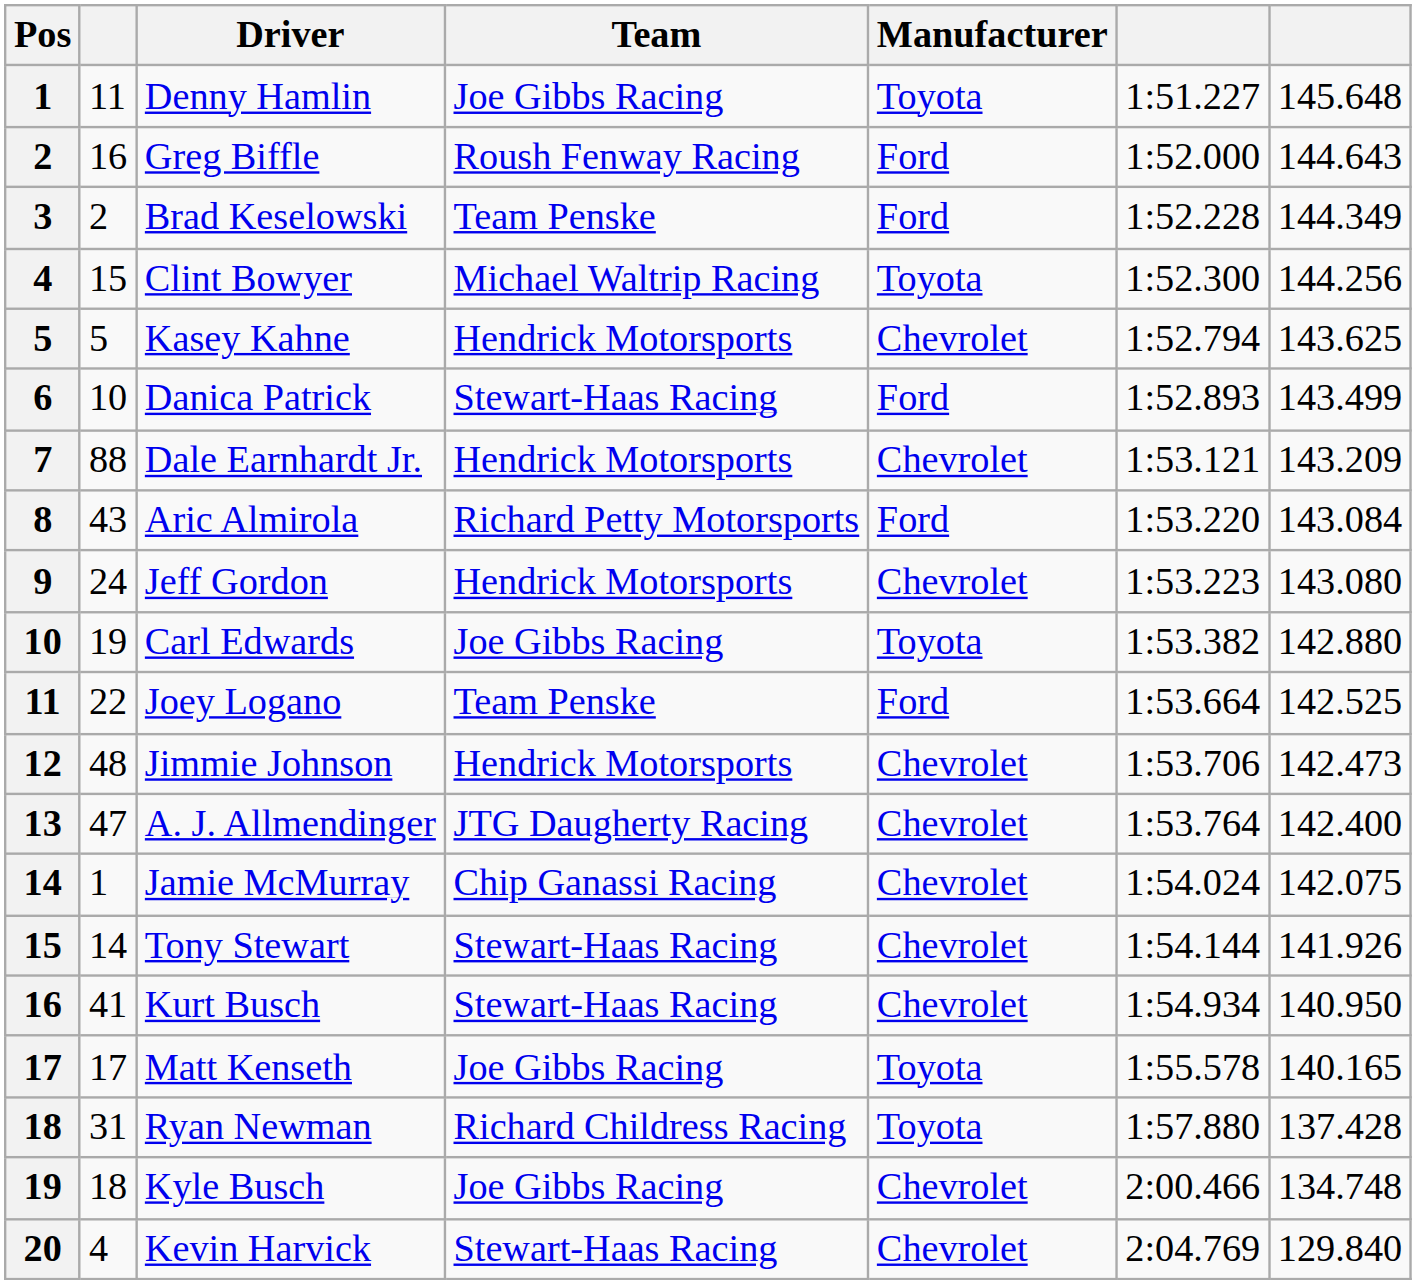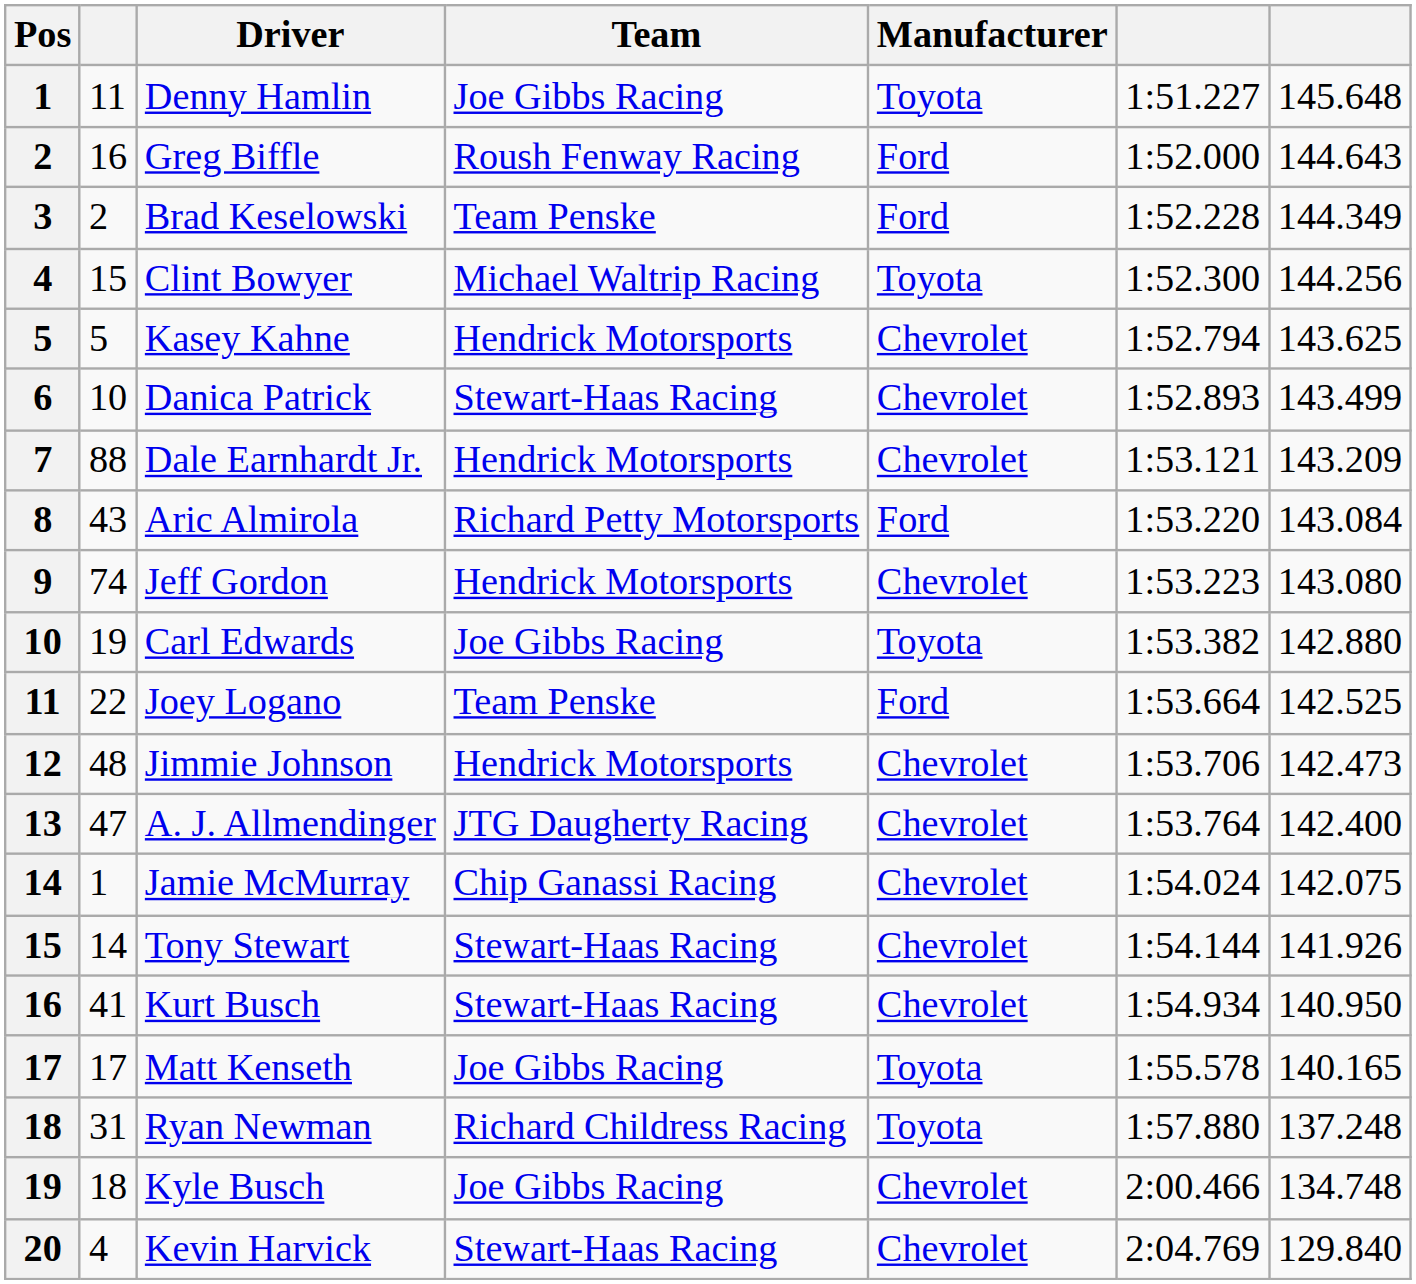(913, 398) Ford -> (952, 398) Chevrolet
(108, 580) 24 -> (108, 580) 74
(1340, 1126) 137.428 -> (1340, 1126) 137.248
